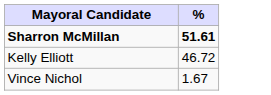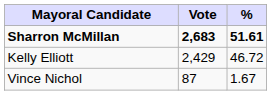+ column: (203, 15)
